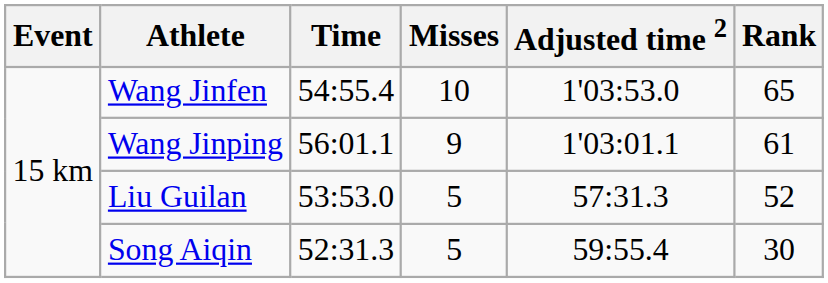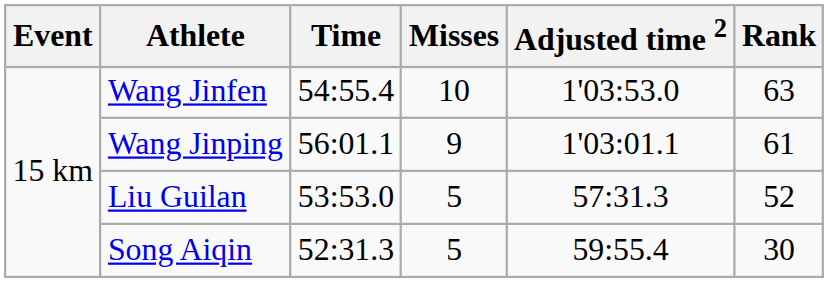(779, 92) 65 -> (779, 92) 63
